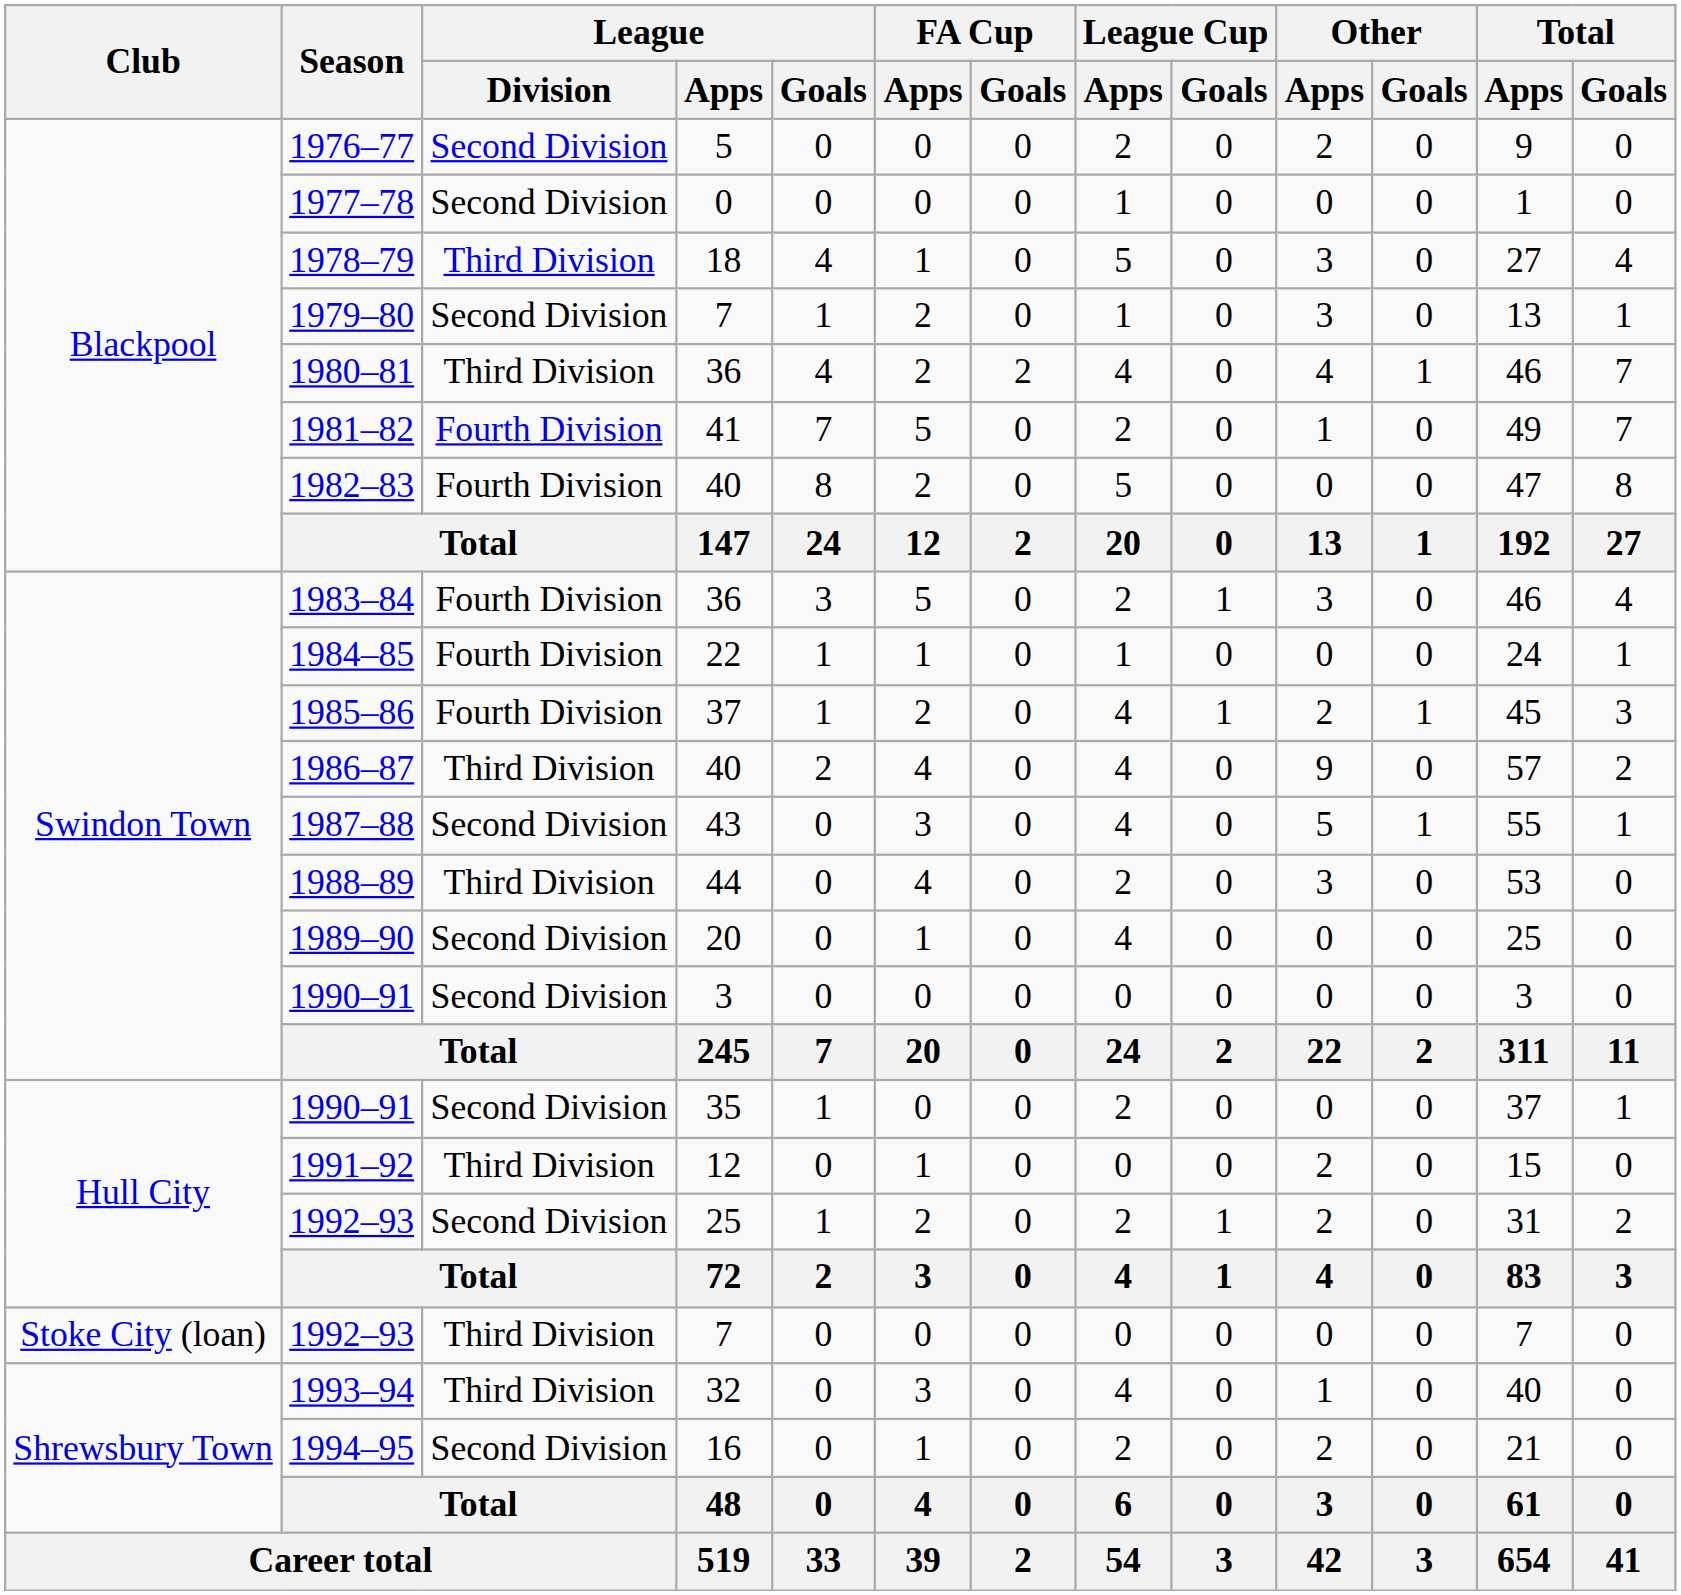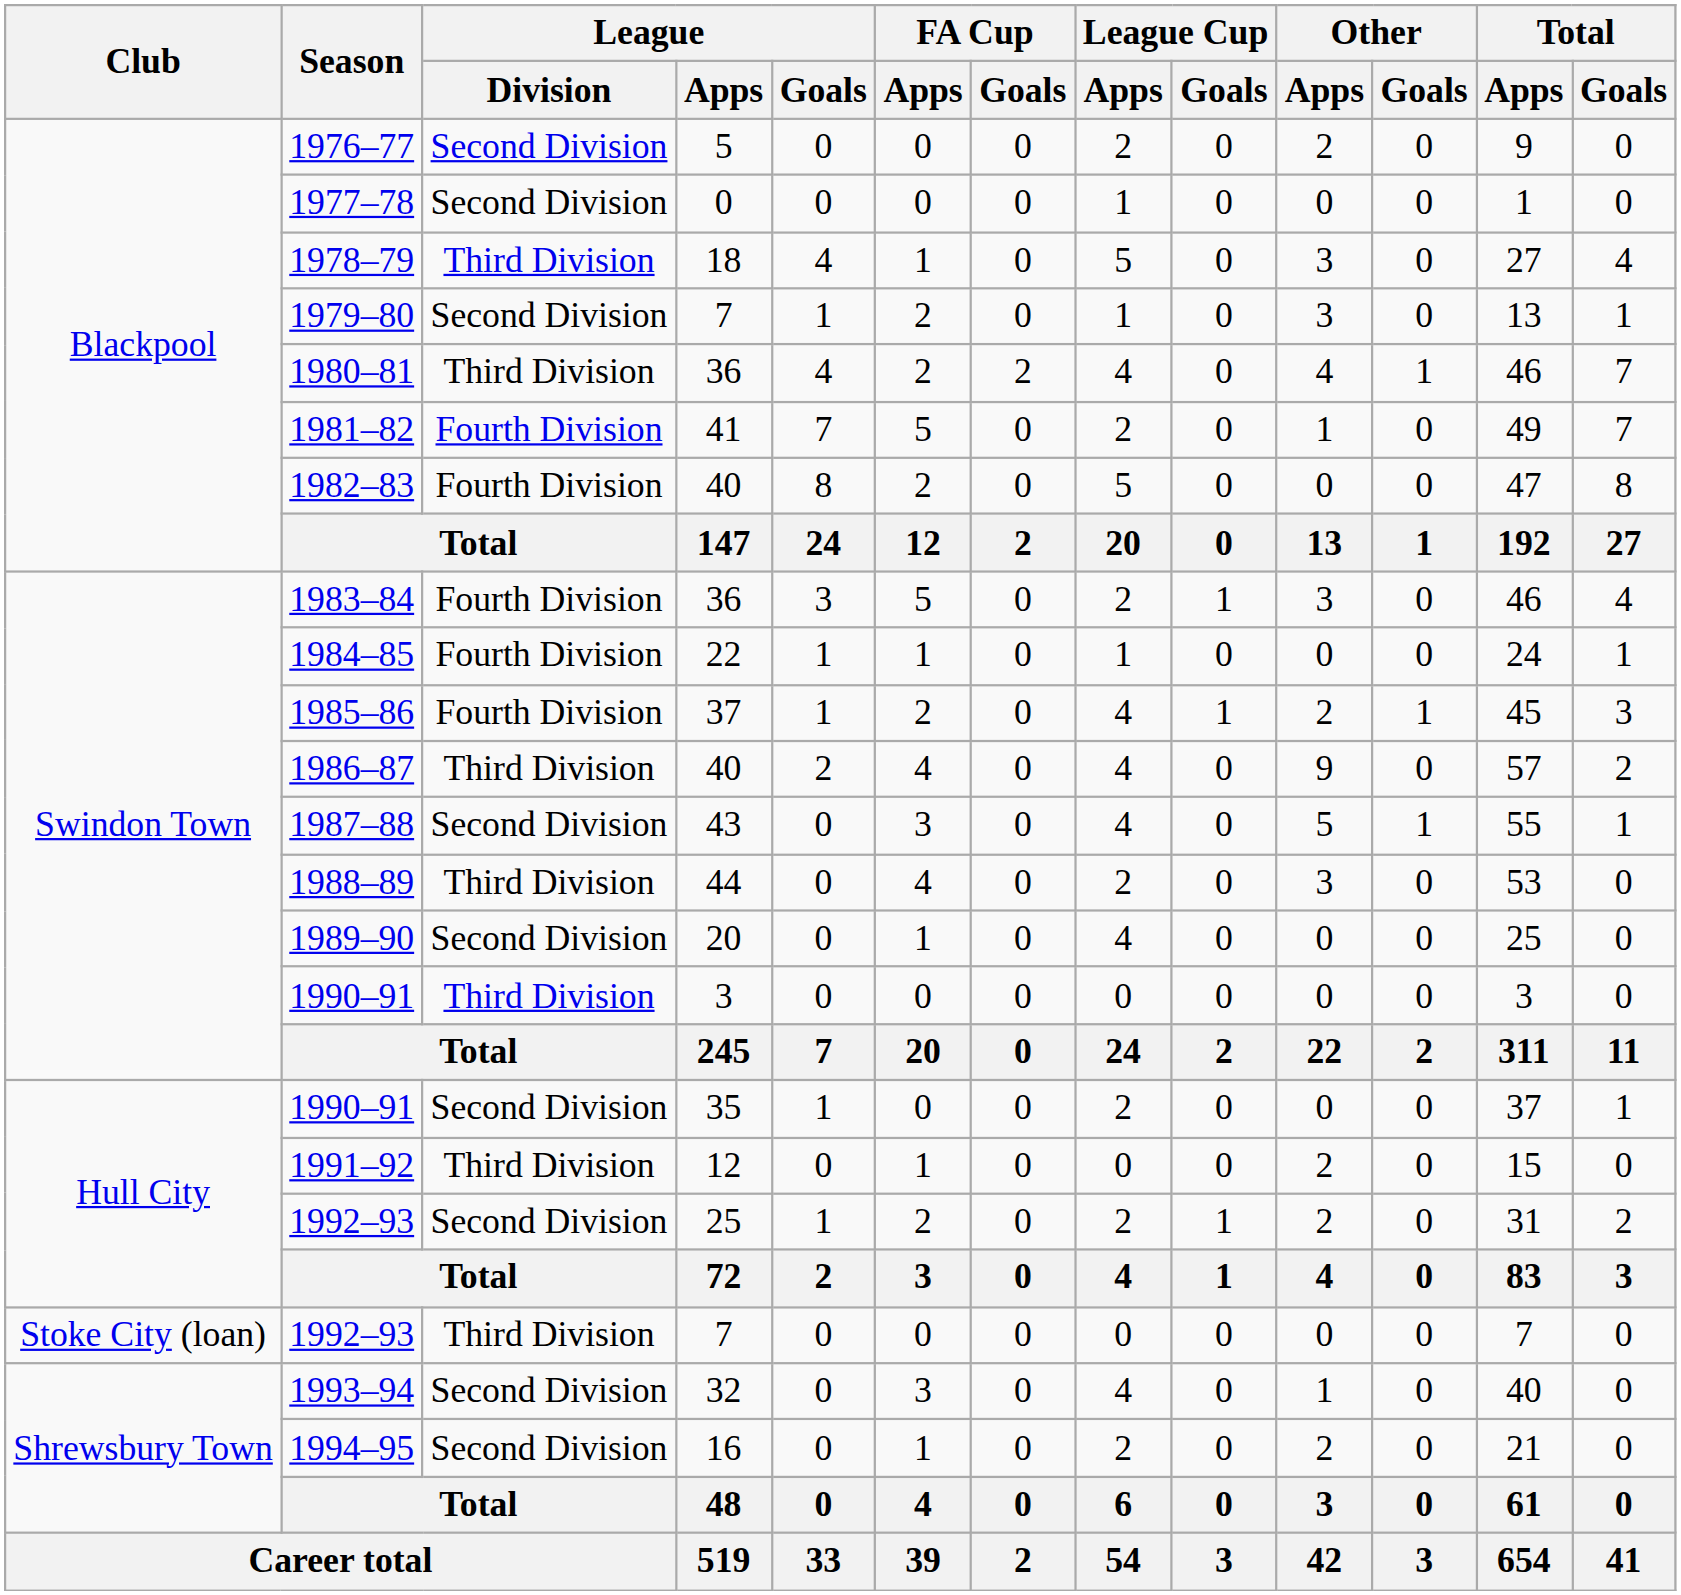(549, 994) Second Division -> (549, 994) Third Division
(549, 1390) Third Division -> (549, 1390) Second Division
